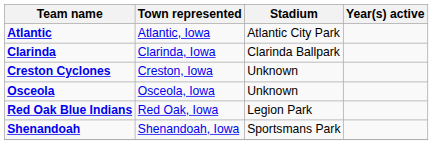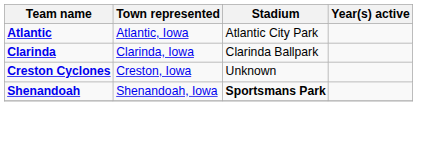- row: (31, 91)
- row: (70, 110)
(294, 129) normal -> (276, 91) bold
